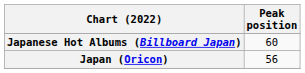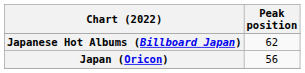(272, 42) 60 -> (272, 42) 62
